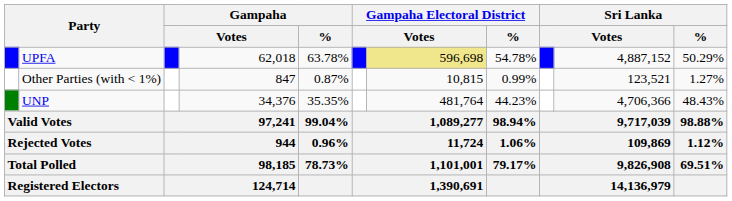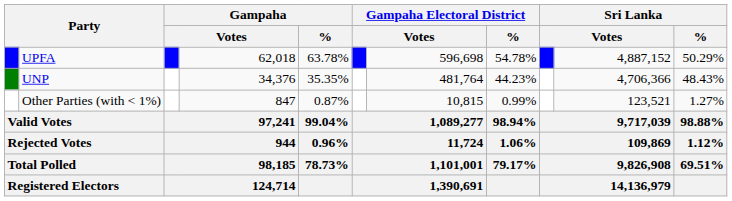(461, 57) khaki background -> (461, 57) no background
rows swapped: (36, 100) <-> (92, 79)
